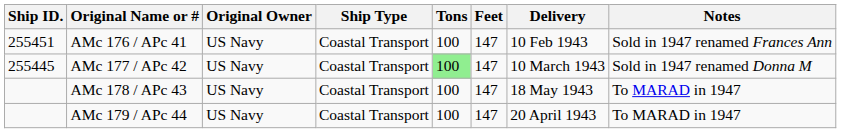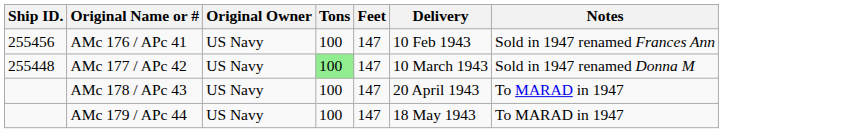- column: (374, 16)
(31, 41) 255451 -> (31, 41) 255456
(31, 66) 255445 -> (31, 66) 255448
(552, 90) 18 May 1943 -> (436, 90) 20 April 1943
(553, 115) 20 April 1943 -> (434, 115) 18 May 1943
